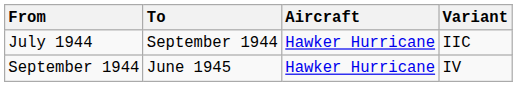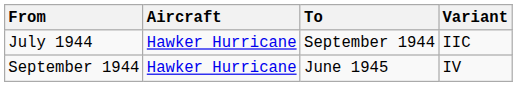columns swapped: (156, 17) <-> (323, 17)
